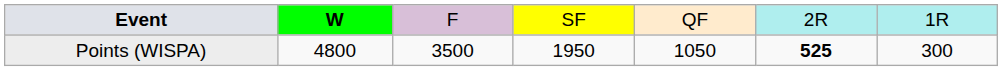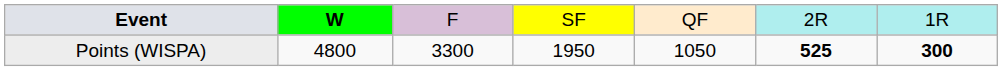(453, 50) 3500 -> (453, 50) 3300
(937, 50) normal -> (937, 50) bold
